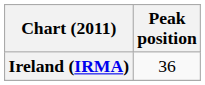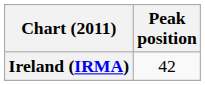(167, 66) 36 -> (167, 66) 42
